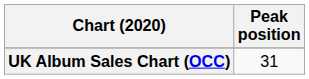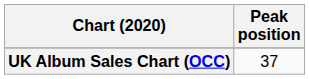(269, 61) 31 -> (269, 61) 37
